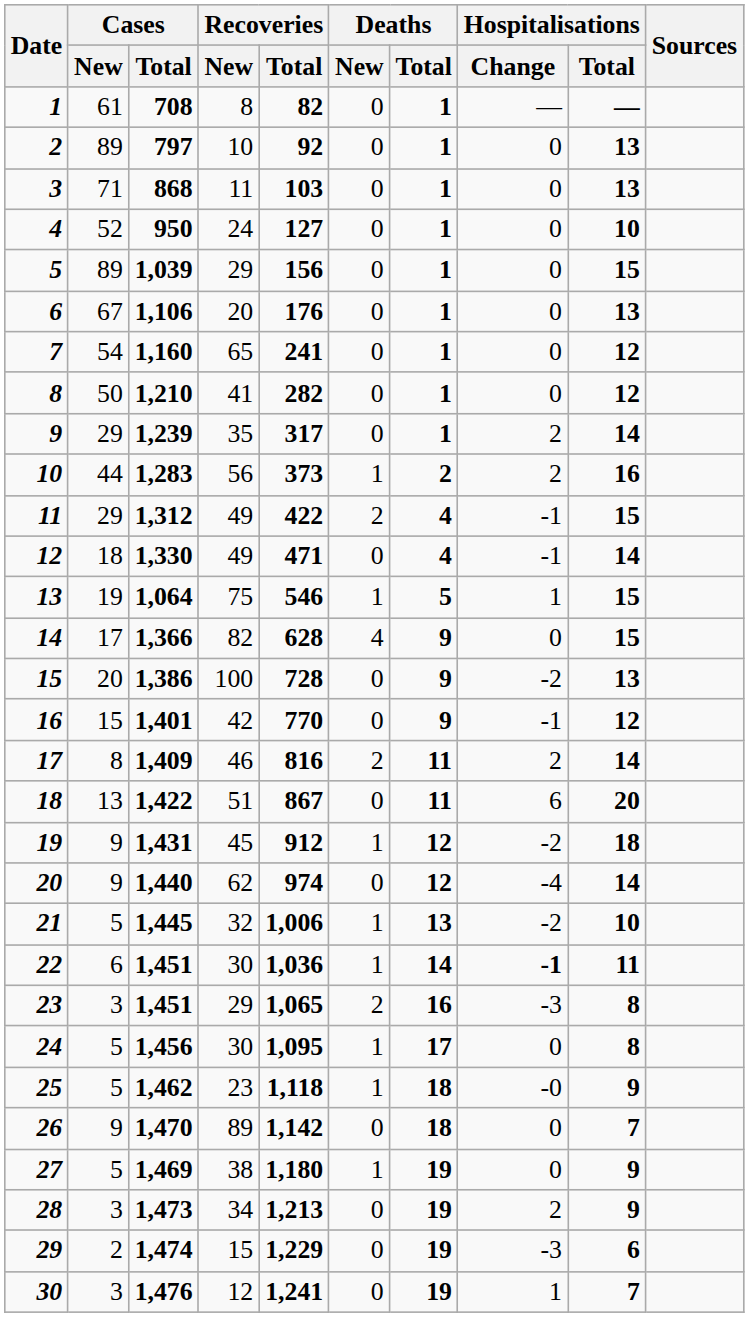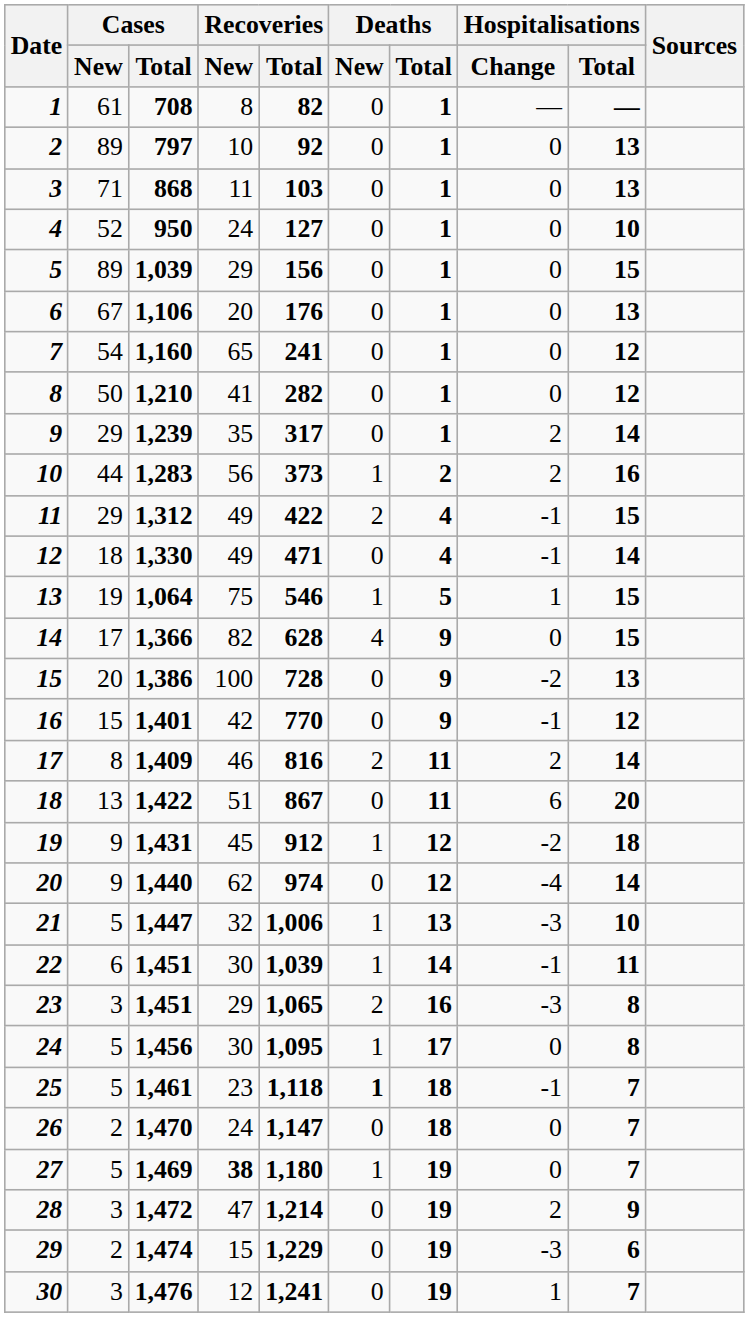(164, 923) 1,445 -> (164, 923) 1,447
(551, 923) -2 -> (551, 923) -3
(294, 964) 1,036 -> (294, 964) 1,039
(551, 964) bold -> (551, 964) normal
(164, 1087) 1,462 -> (164, 1087) 1,461
(377, 1087) normal -> (377, 1087) bold
(551, 1087) -0 -> (551, 1087) -1
(633, 1087) 9 -> (633, 1087) 7
(116, 1127) 9 -> (116, 1127) 2
(240, 1127) 89 -> (240, 1127) 24
(294, 1127) 1,142 -> (294, 1127) 1,147
(240, 1168) normal -> (240, 1168) bold
(633, 1168) 9 -> (633, 1168) 7
(164, 1209) 1,473 -> (164, 1209) 1,472
(240, 1209) 34 -> (240, 1209) 47
(294, 1209) 1,213 -> (294, 1209) 1,214
